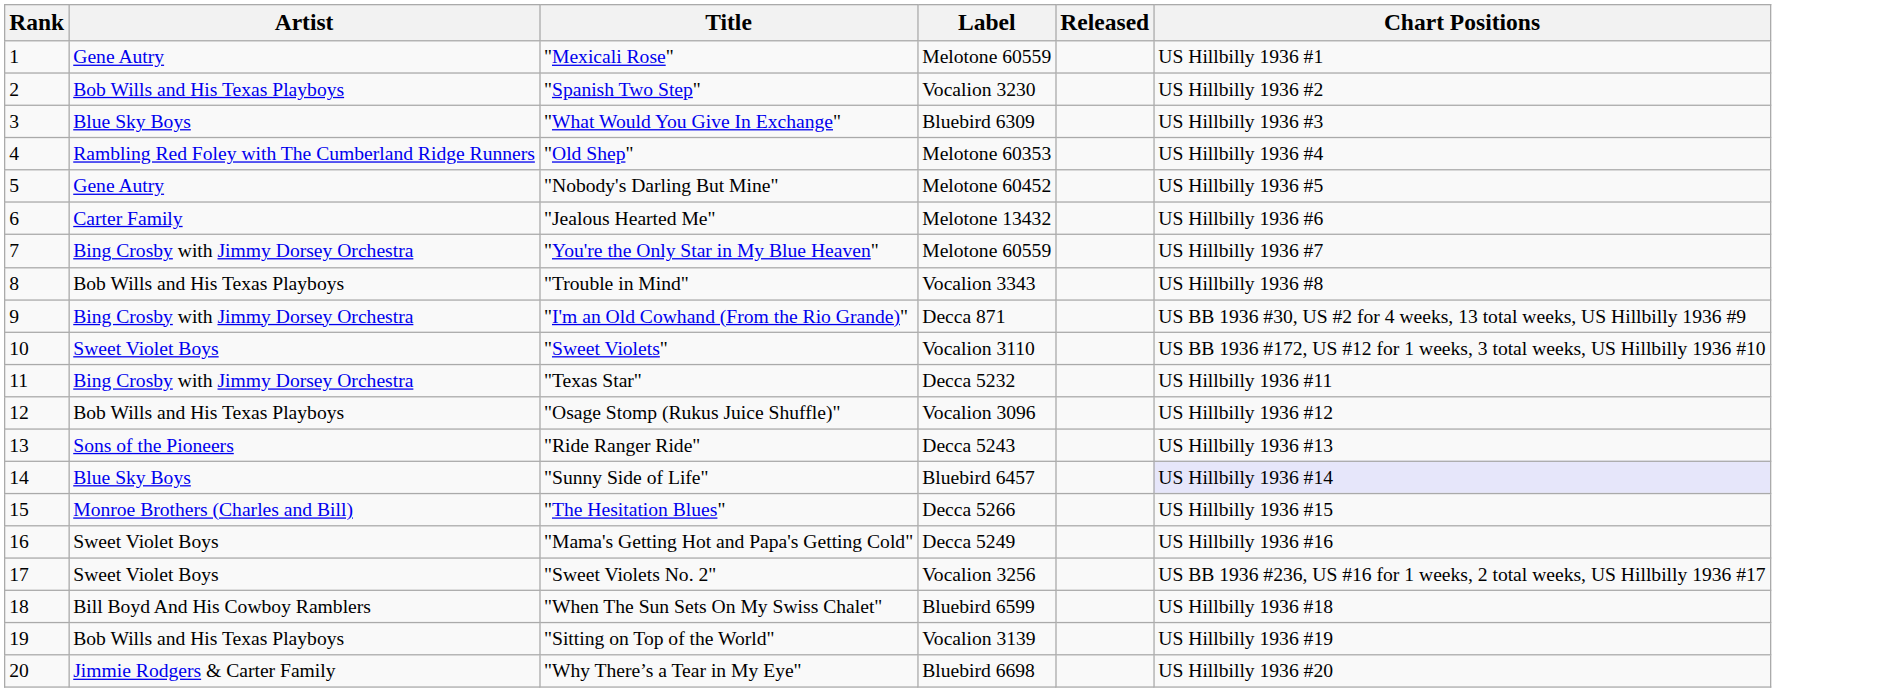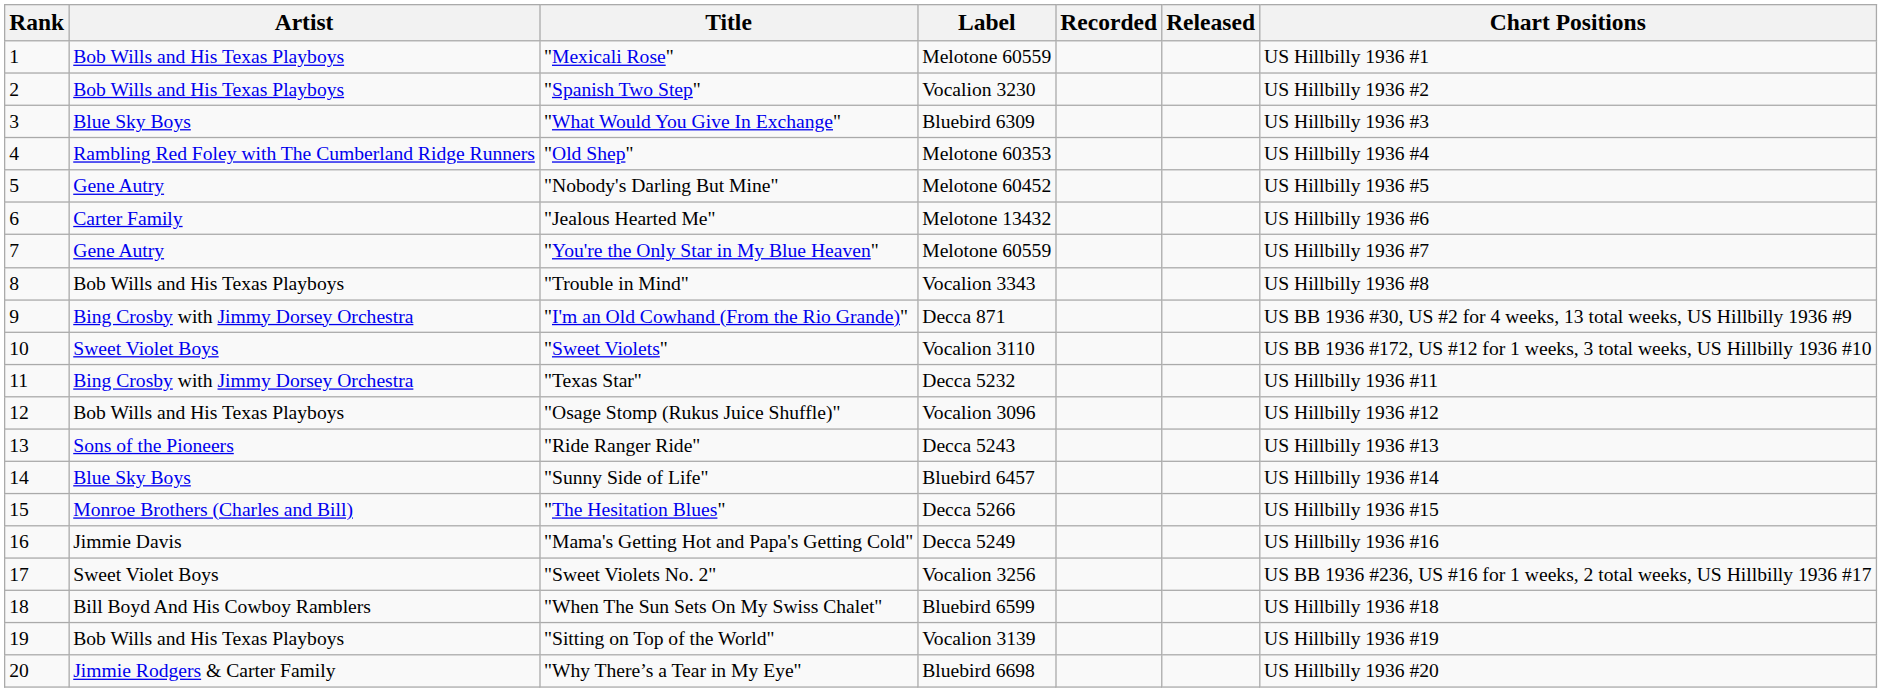+ column: (1109, 22)
(119, 57) Gene Autry -> (209, 57) Bob Wills and His Texas Playboys
(243, 251) Bing Crosby with Jimmy Dorsey Orchestra -> (119, 251) Gene Autry
(1246, 477) lavender background -> (1351, 477) no background
(146, 542) Sweet Violet Boys -> (127, 542) Jimmie Davis
